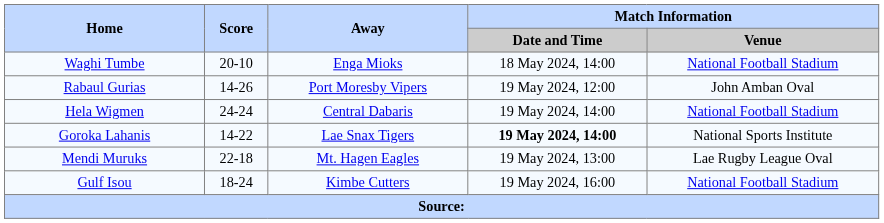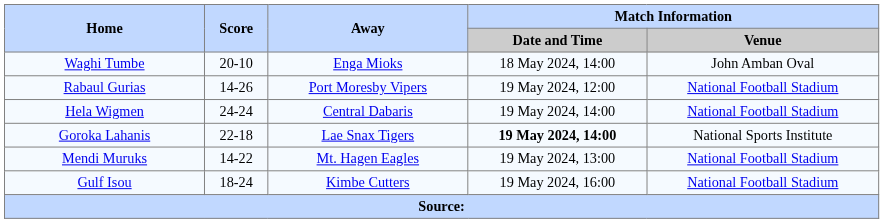(763, 63) National Football Stadium -> (763, 63) John Amban Oval
(763, 87) John Amban Oval -> (763, 87) National Football Stadium
(236, 135) 14-22 -> (236, 135) 22-18
(236, 158) 22-18 -> (236, 158) 14-22
(763, 158) Lae Rugby League Oval -> (763, 158) National Football Stadium
